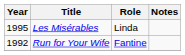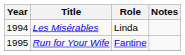(17, 27) 1995 -> (17, 27) 1994
(17, 43) 1992 -> (17, 43) 1995
